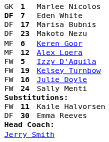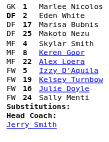(23, 16) 7 -> (25, 16) 2
(25, 34) 23 -> (27, 34) 25
+ row: (66, 43)
(23, 43) 6 -> (25, 52) 8
(25, 52) 12 -> (27, 61) 22
- row: (71, 107)
- row: (62, 116)
